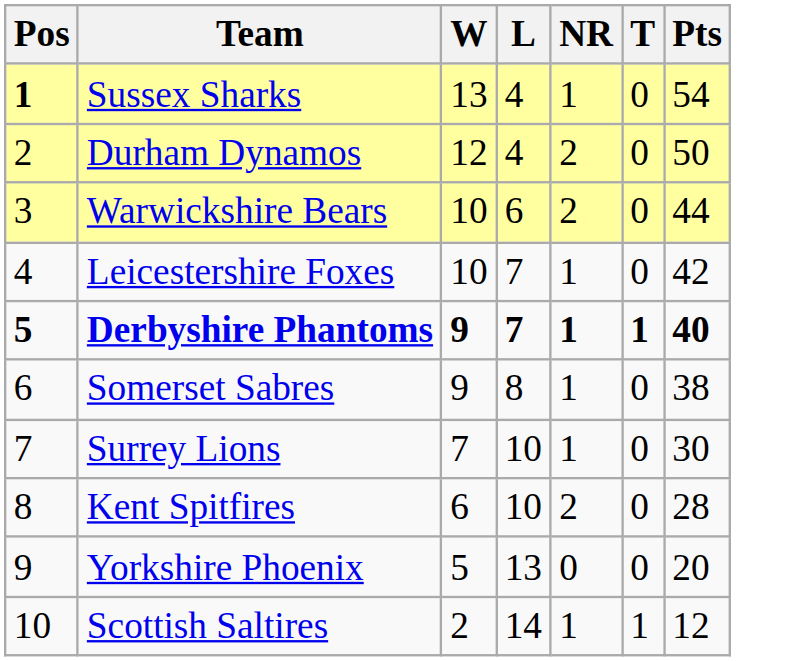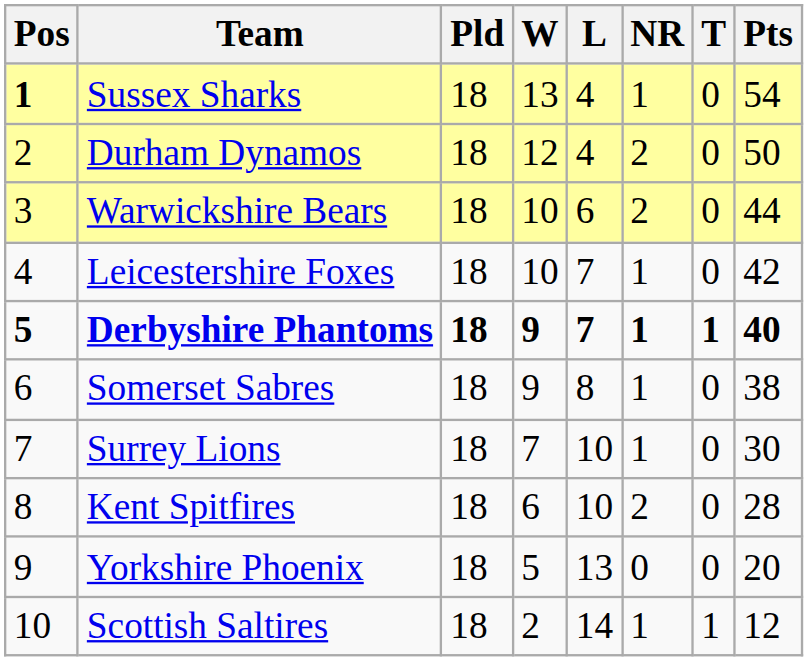+ column: (477, 34)
